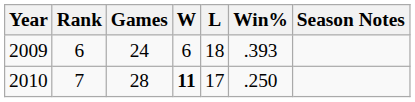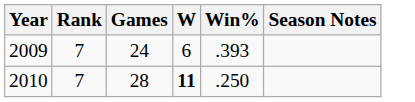- column: (215, 19)
(79, 50) 6 -> (79, 50) 7
